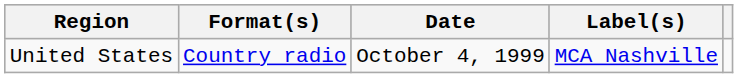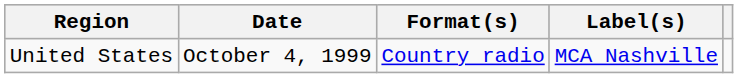columns swapped: (450, 22) <-> (265, 22)
